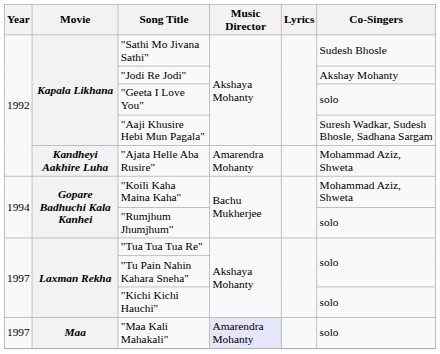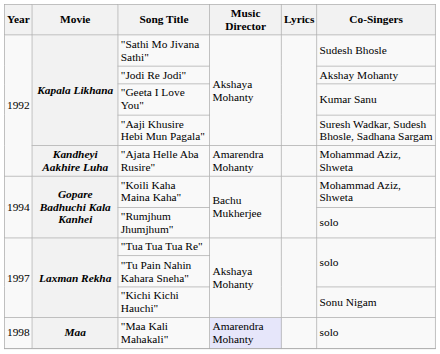(329, 99) solo -> (348, 99) Kumar Sanu
(329, 302) solo -> (348, 302) Sonu Nigam
(18, 333) 1997 -> (18, 333) 1998
